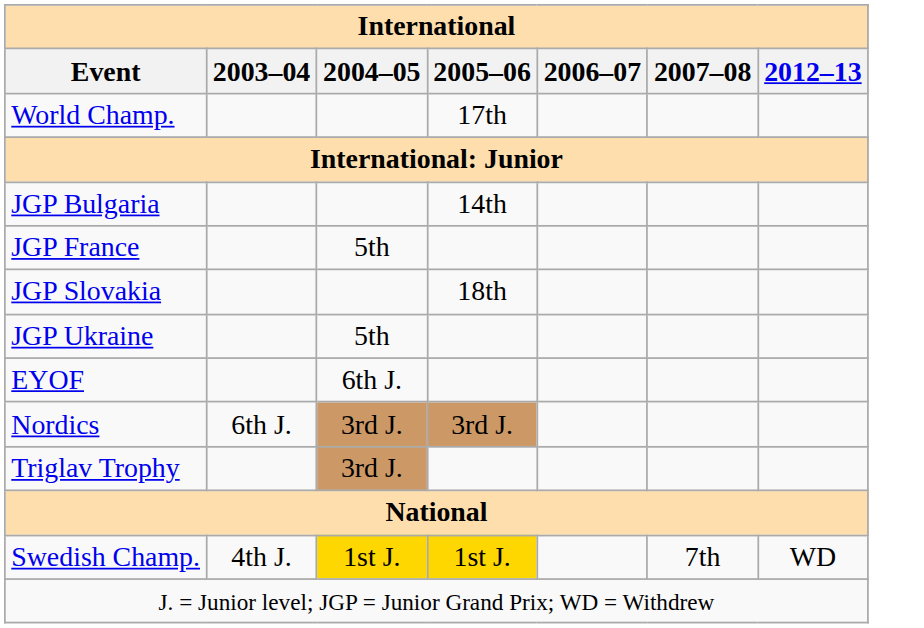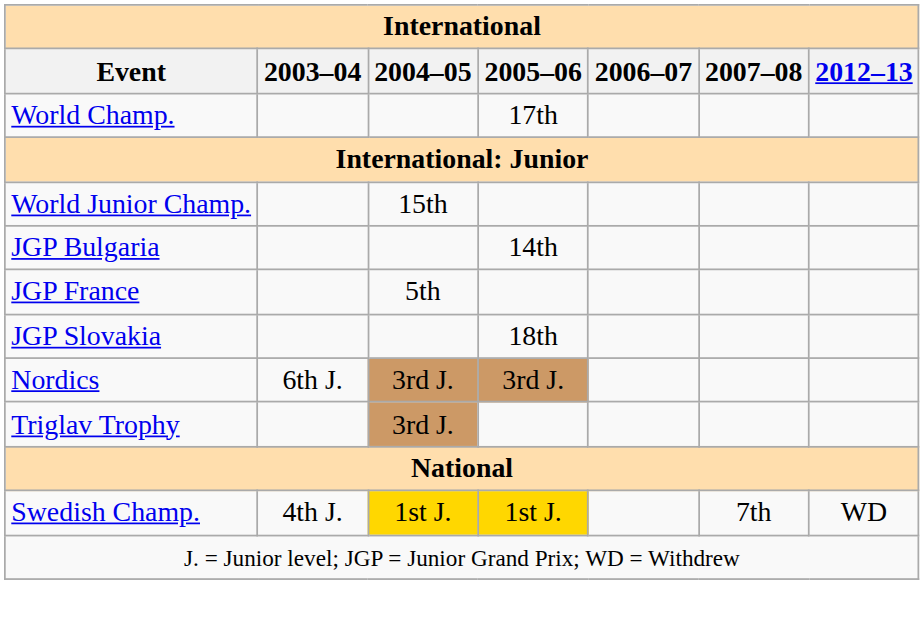+ row: (131, 203)
- row: (82, 335)
- row: (48, 379)
